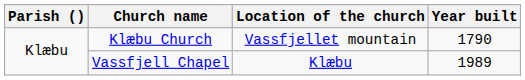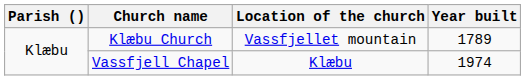(475, 40) 1790 -> (475, 40) 1789
(475, 63) 1989 -> (475, 63) 1974
